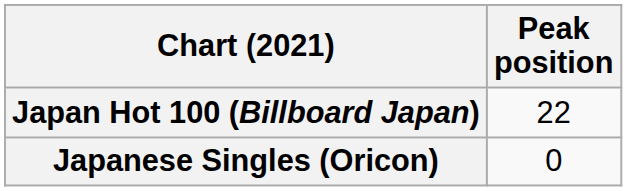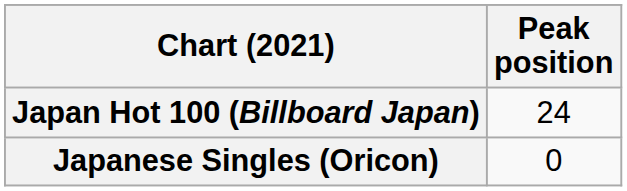(554, 112) 22 -> (554, 112) 24
